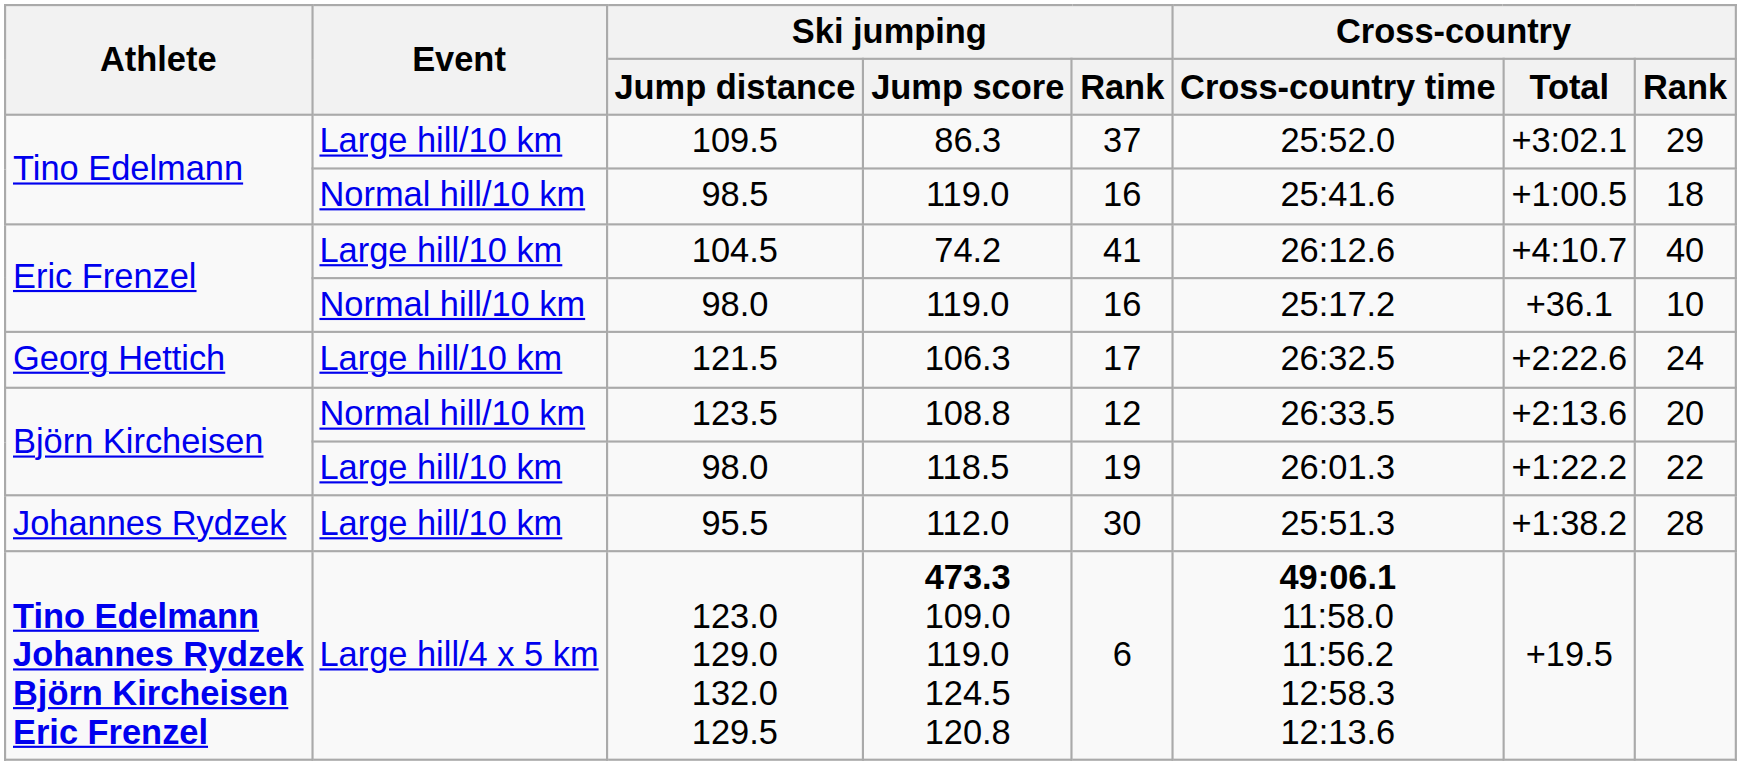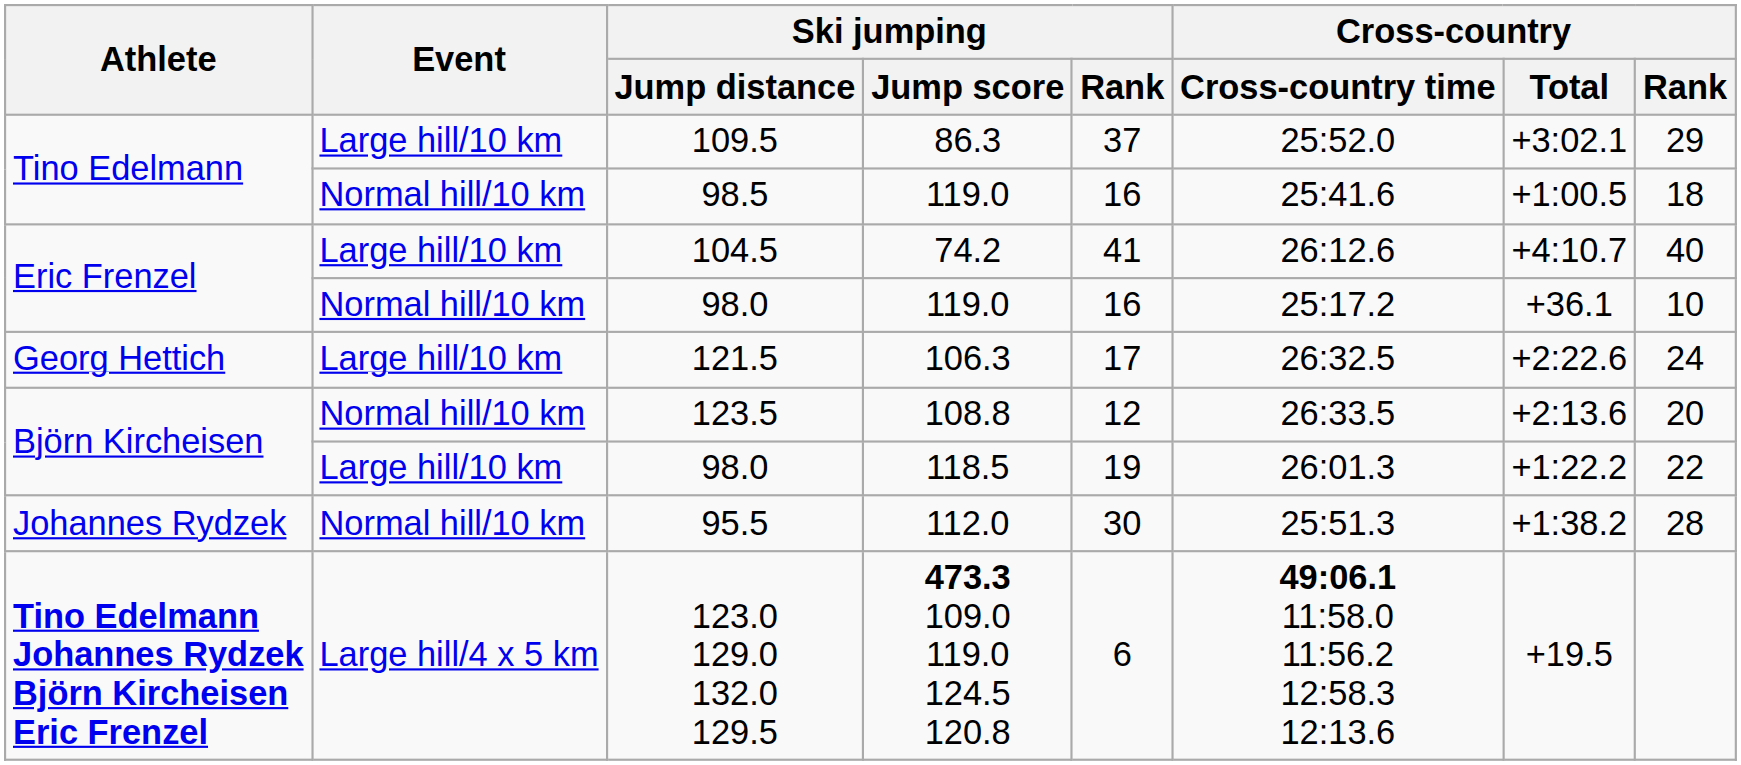(441, 522) Large hill/10 km -> (452, 522) Normal hill/10 km
